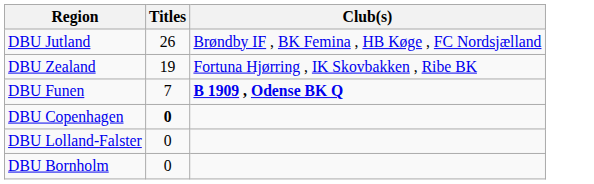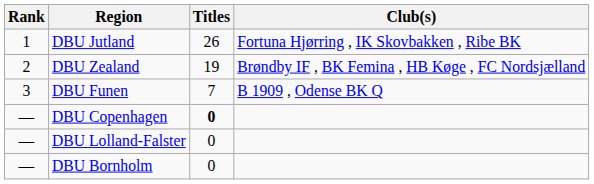+ column: (26, 16)
(367, 41) Brøndby IF , BK Femina , HB Køge , FC Nordsjælland -> (379, 41) Fortuna Hjørring , IK Skovbakken , Ribe BK
(335, 66) Fortuna Hjørring , IK Skovbakken , Ribe BK -> (411, 66) Brøndby IF , BK Femina , HB Køge , FC Nordsjælland
(268, 91) bold -> (310, 91) normal
